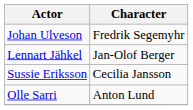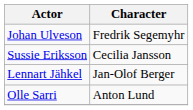rows swapped: (47, 74) <-> (45, 54)
